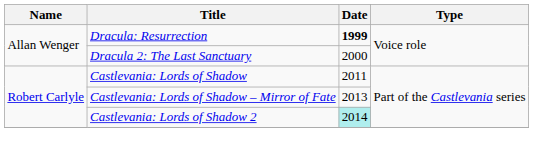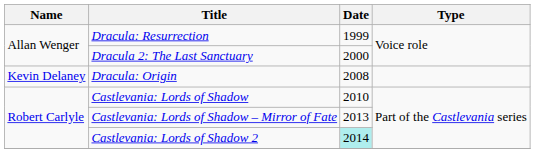(355, 35) bold -> (356, 35) normal
+ row: (134, 76)
(354, 76) 2011 -> (356, 96) 2010
